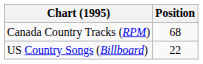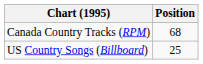(175, 50) 22 -> (175, 50) 25
